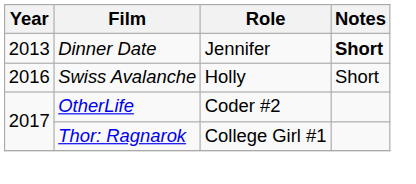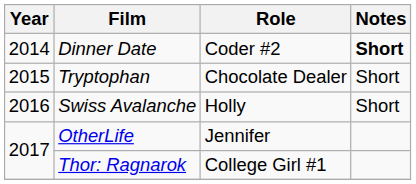(29, 48) 2013 -> (29, 48) 2014
(238, 48) Jennifer -> (243, 48) Coder #2
+ row: (104, 77)
(243, 106) Coder #2 -> (238, 135) Jennifer
